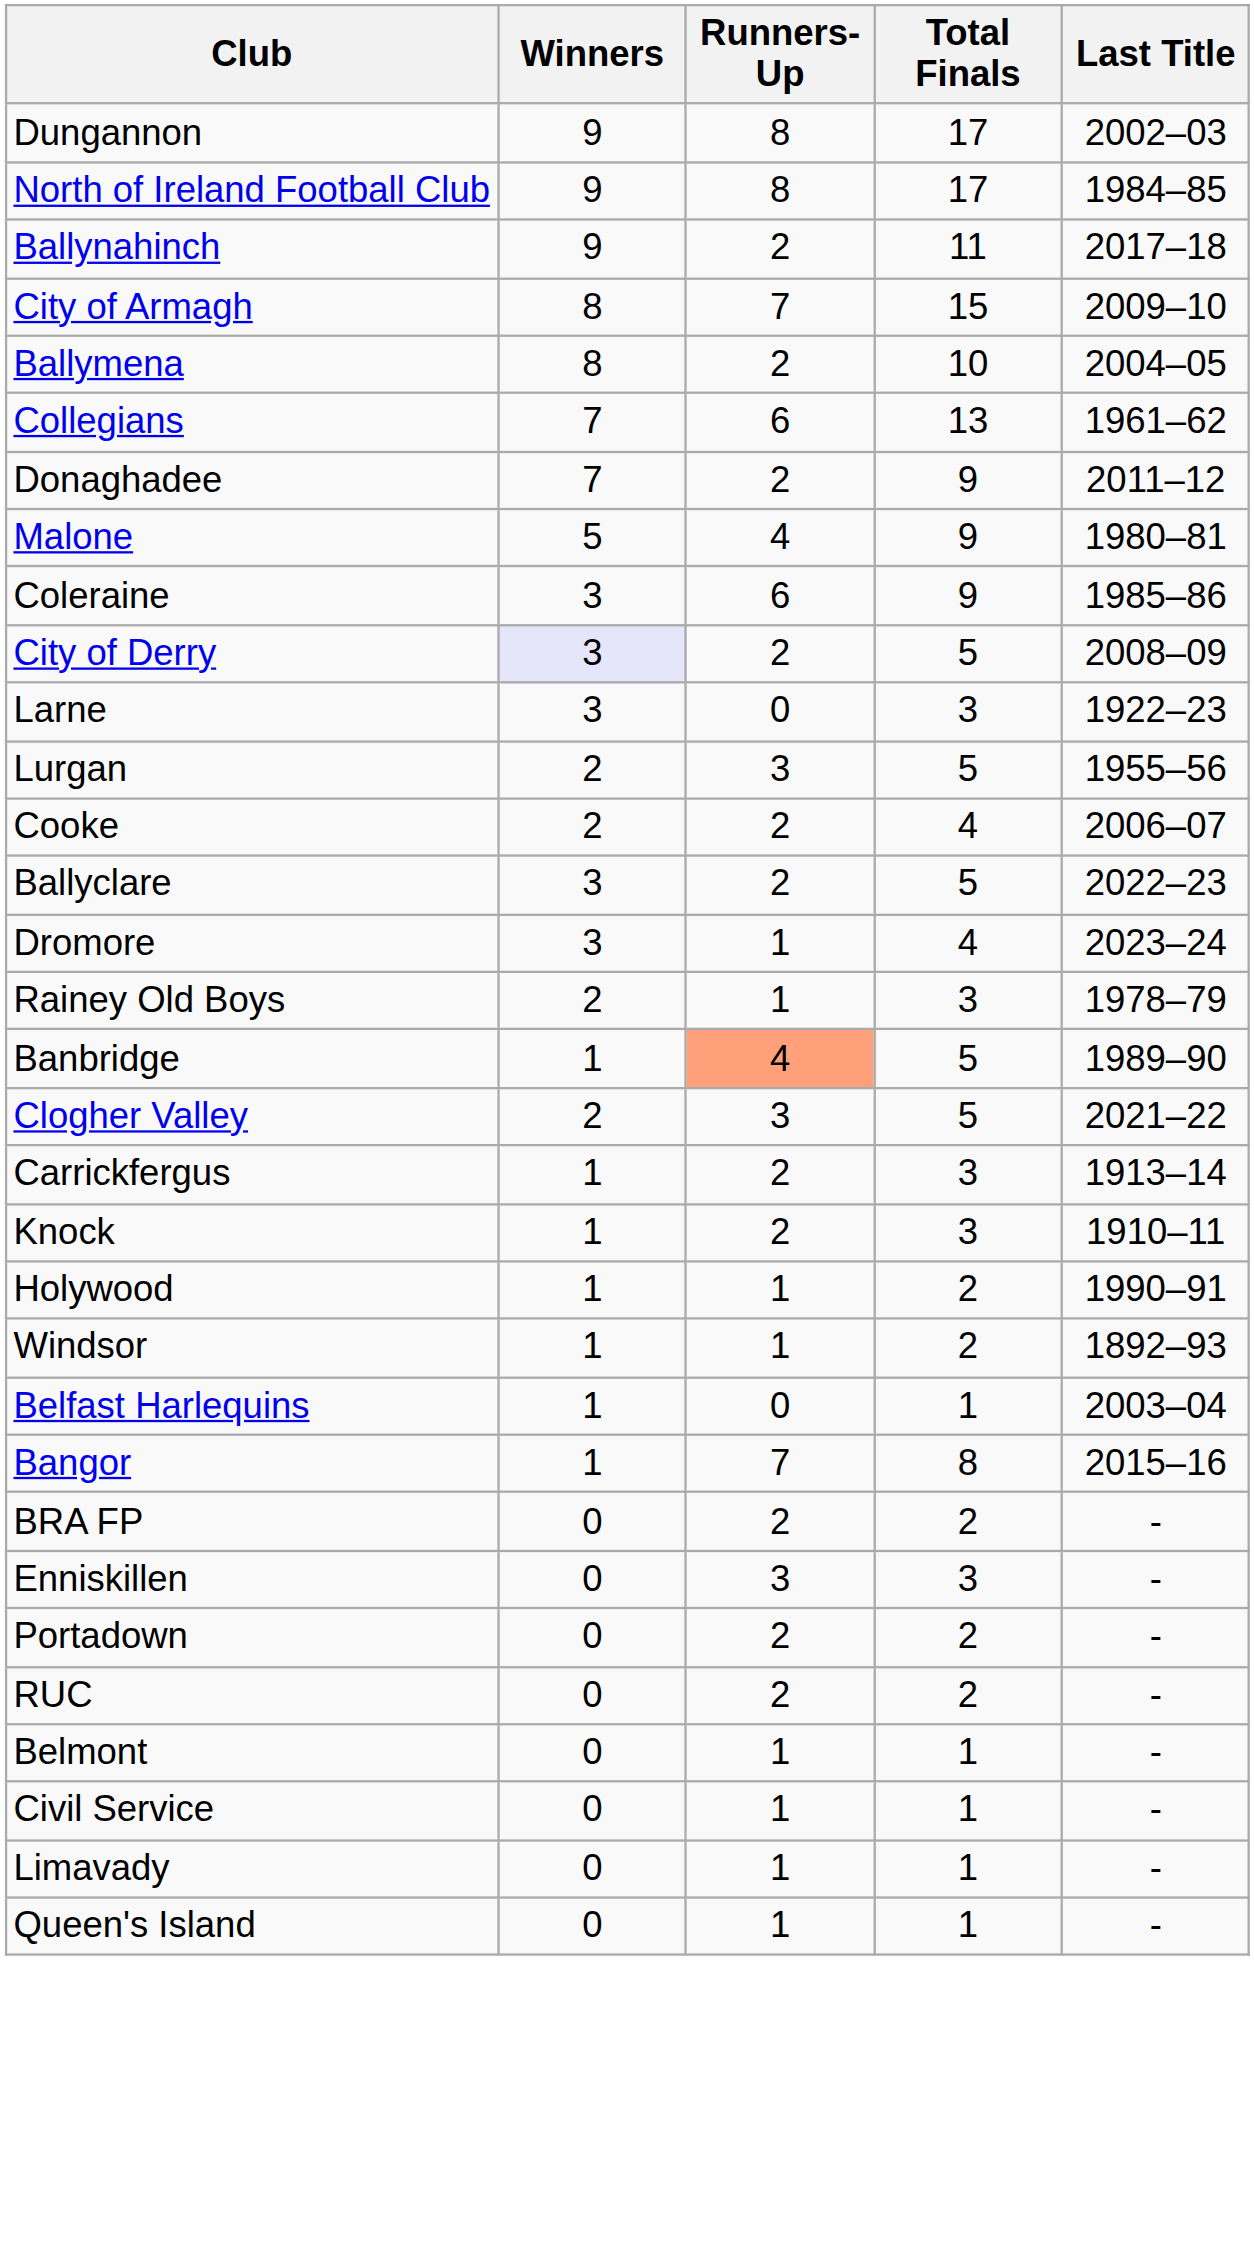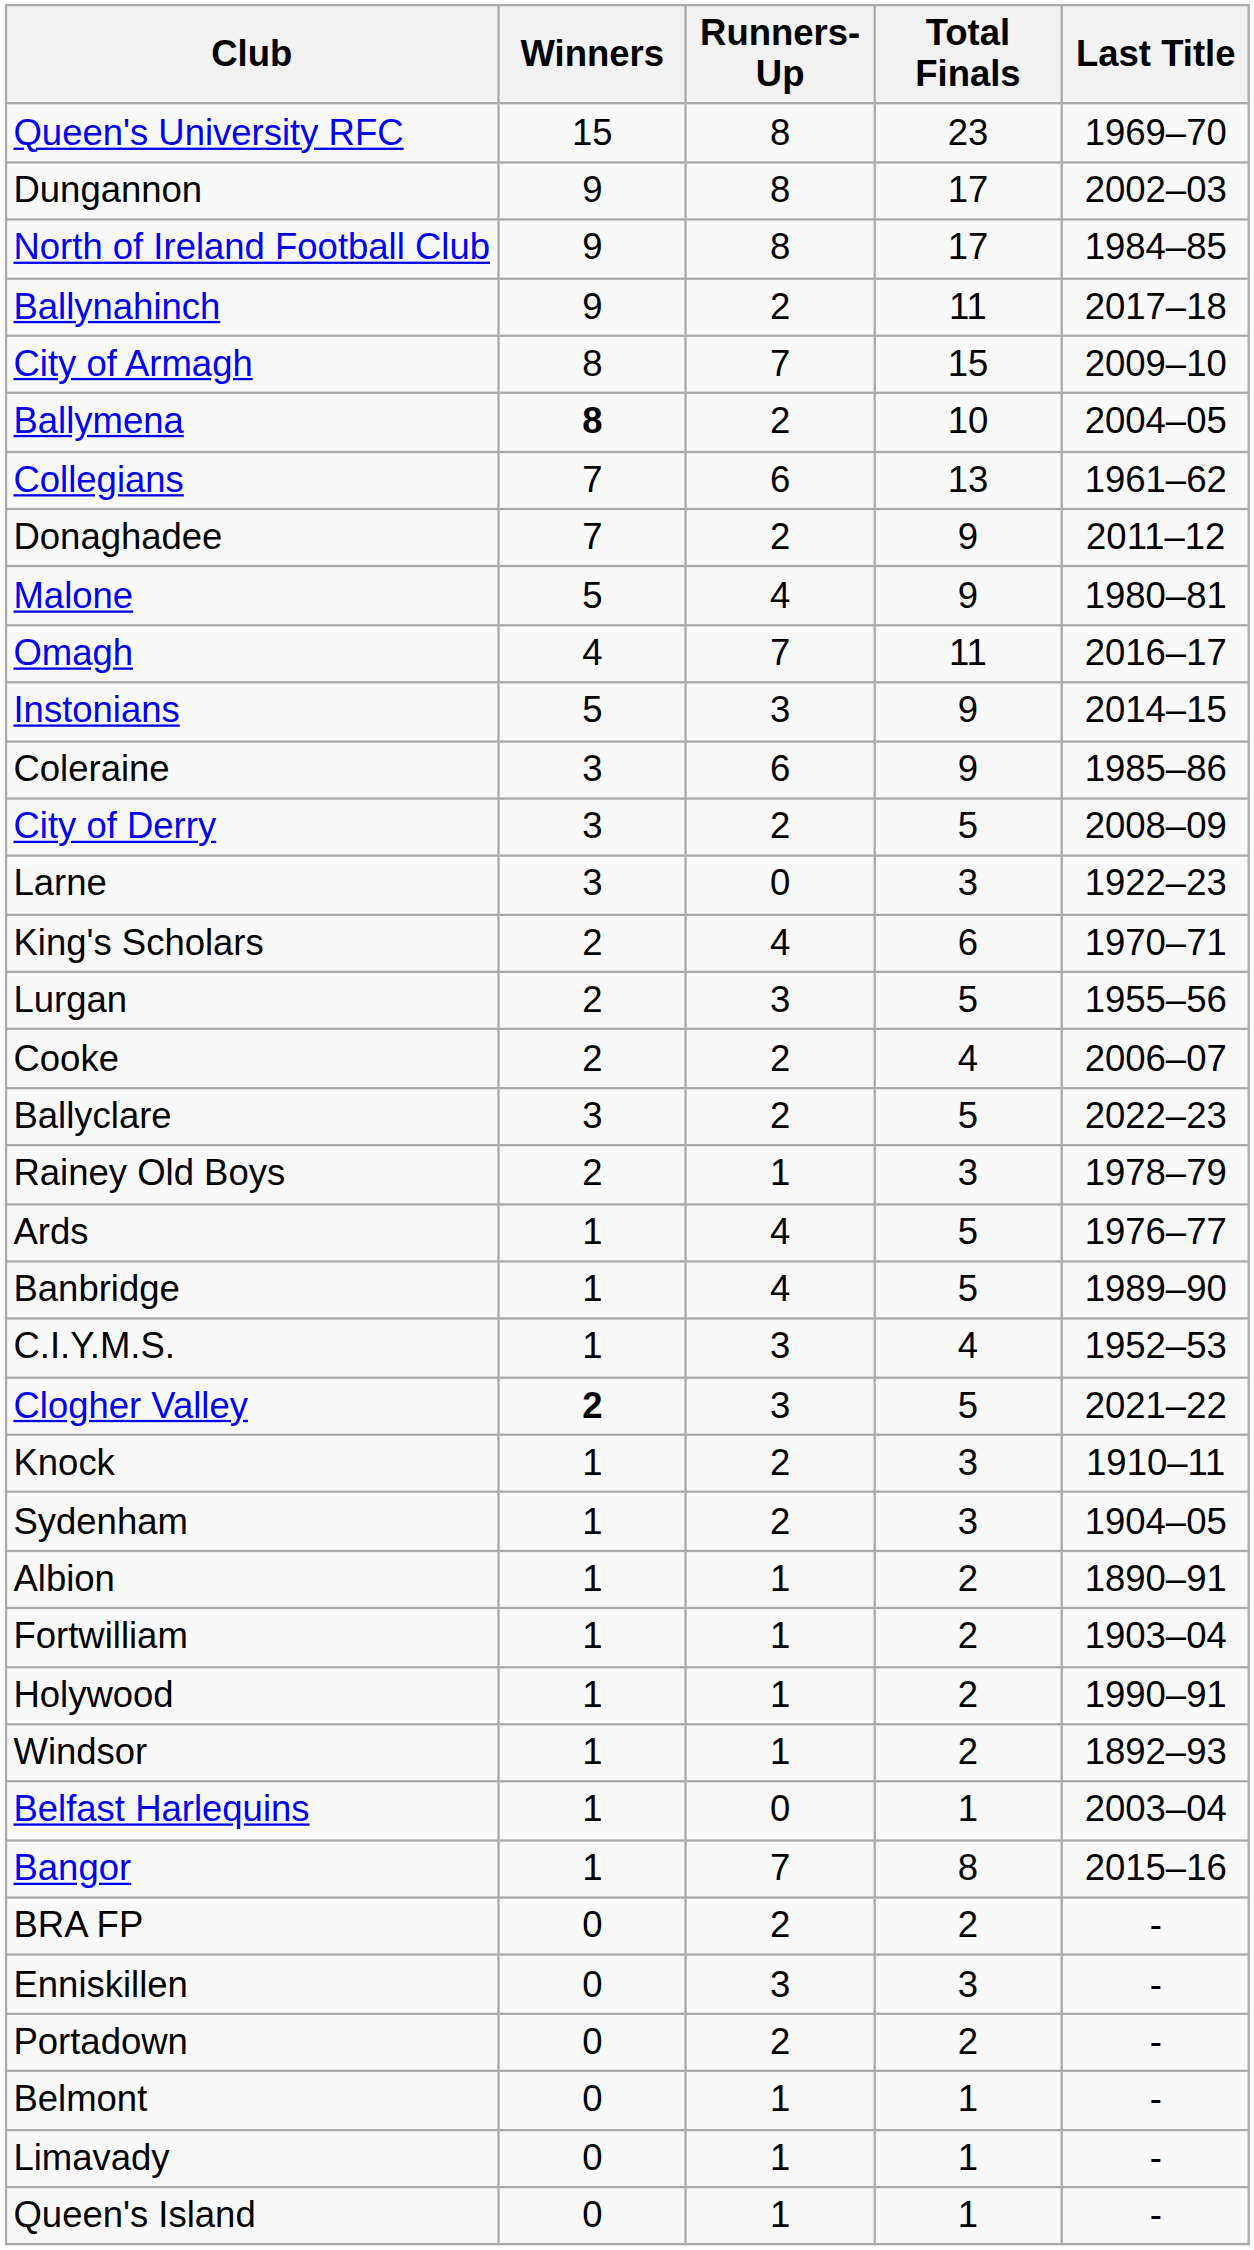+ row: (209, 132)
(592, 363) normal -> (592, 421) bold
+ row: (73, 653)
+ row: (97, 710)
(592, 653) lavender background -> (592, 826) no background
+ row: (139, 942)
- row: (84, 942)
+ row: (51, 1231)
(780, 1058) lightsalmon background -> (780, 1289) no background
+ row: (94, 1347)
(592, 1115) normal -> (592, 1405) bold
- row: (122, 1173)
+ row: (101, 1520)
+ row: (64, 1578)
+ row: (101, 1636)
- row: (53, 1694)
- row: (114, 1810)
